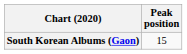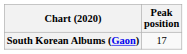(162, 40) 15 -> (162, 40) 17
